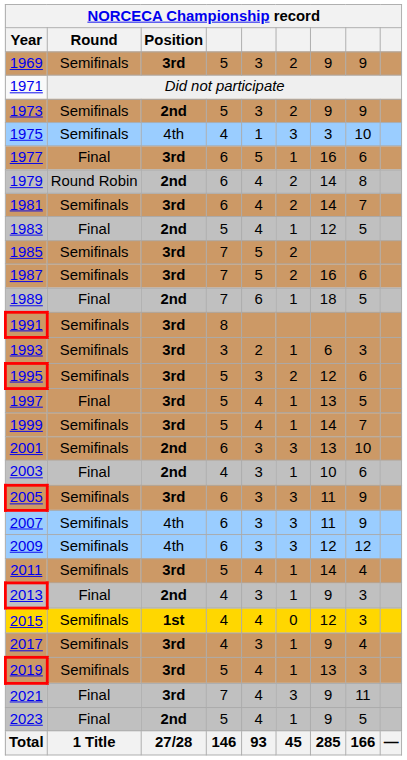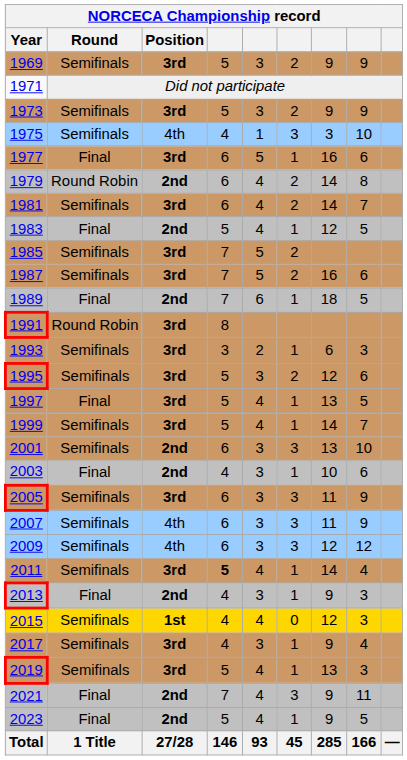(174, 110) 2nd -> (175, 110) 3rd
(95, 324) Semifinals -> (95, 324) Round Robin
(224, 570) normal -> (225, 570) bold
(174, 695) 3rd -> (175, 695) 2nd
